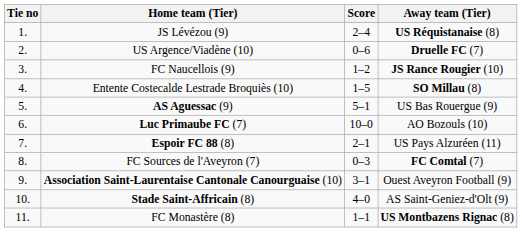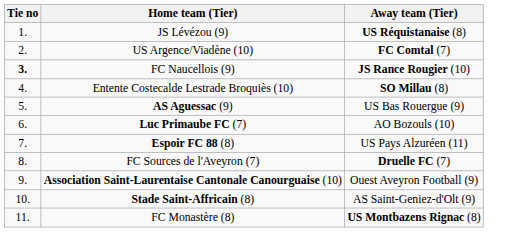- column: (361, 13)
(447, 50) Druelle FC (7) -> (414, 50) FC Comtal (7)
(23, 69) normal -> (23, 69) bold
(447, 161) FC Comtal (7) -> (414, 161) Druelle FC (7)
